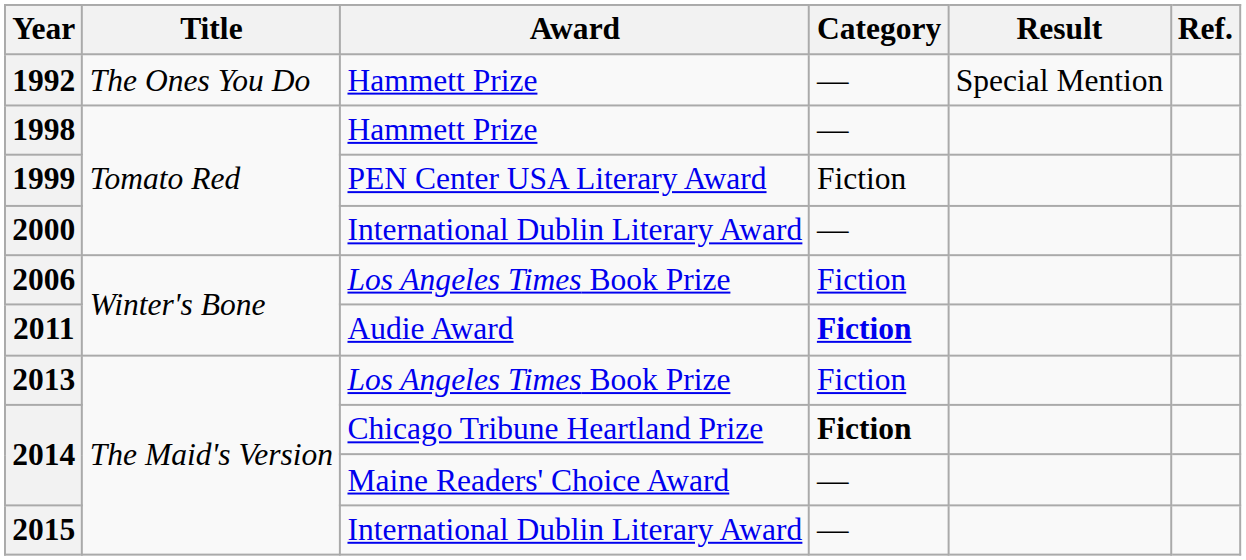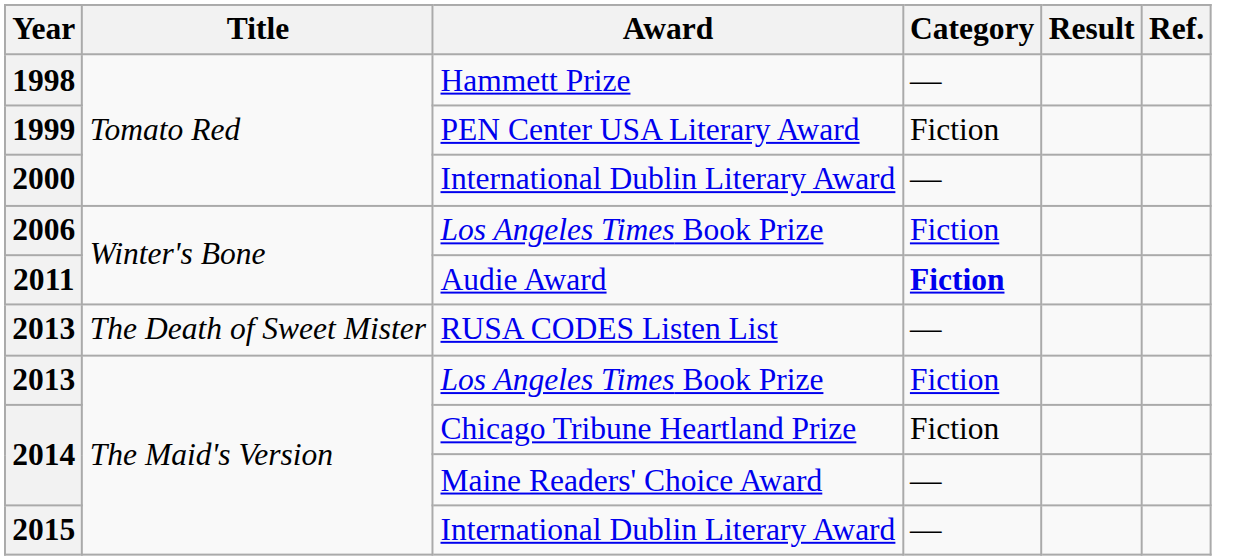- row: (44, 79)
+ row: (44, 329)
(864, 429) bold -> (955, 429) normal
